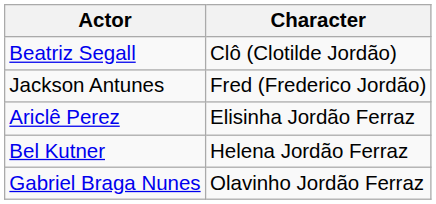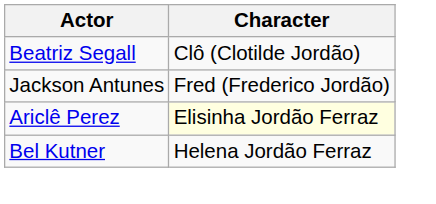(313, 118) no background -> (276, 118) lightyellow background
- row: (105, 183)
